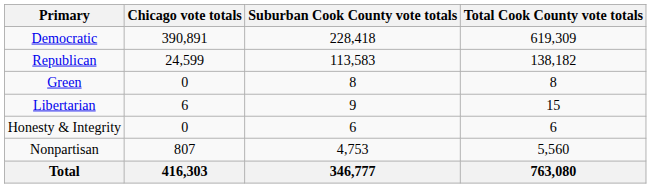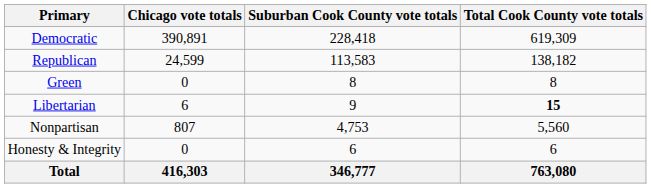(553, 104) normal -> (553, 104) bold
rows swapped: (64, 127) <-> (64, 149)
